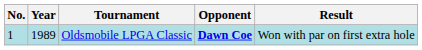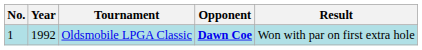(43, 35) 1989 -> (43, 35) 1992
